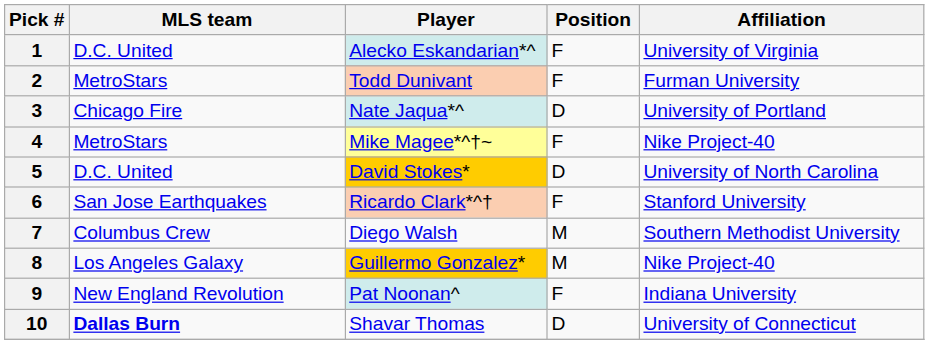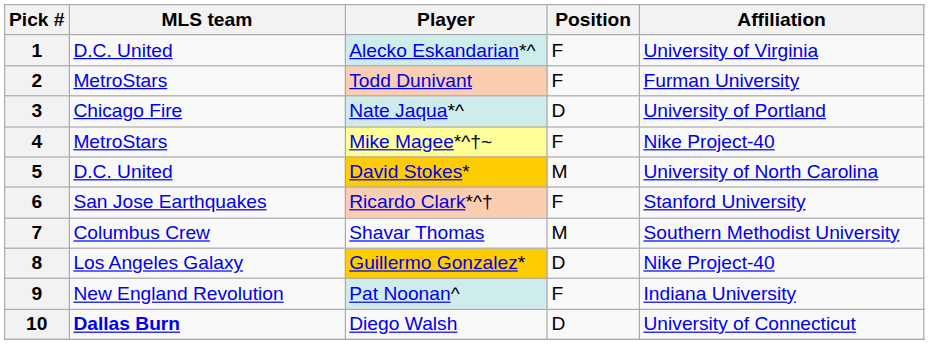(558, 171) D -> (560, 171) M
(403, 232) Diego Walsh -> (417, 232) Shavar Thomas
(560, 263) M -> (558, 263) D
(417, 324) Shavar Thomas -> (403, 324) Diego Walsh
